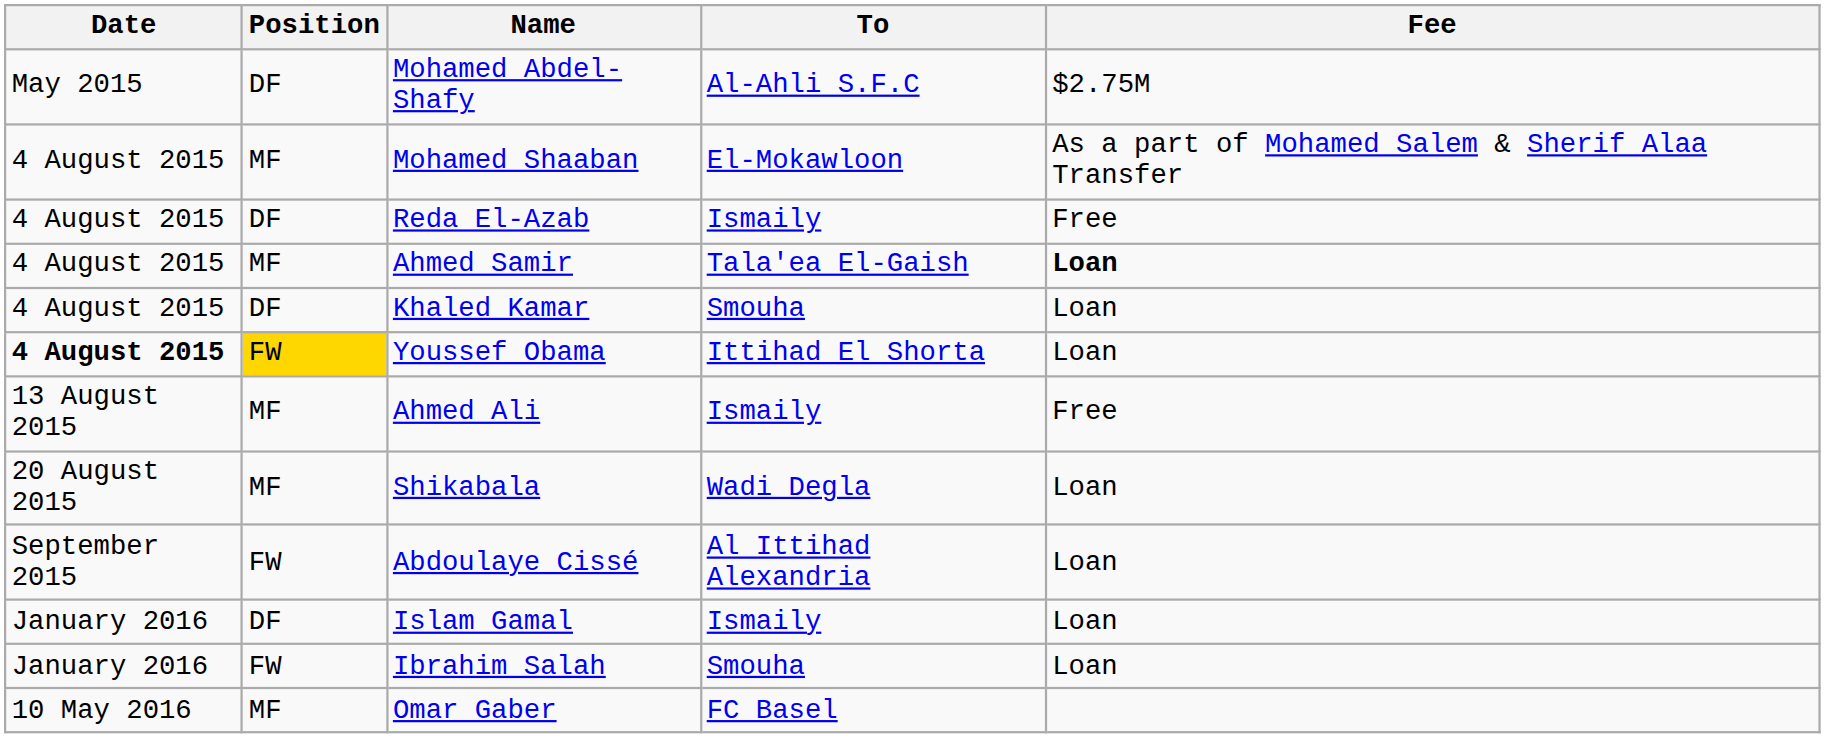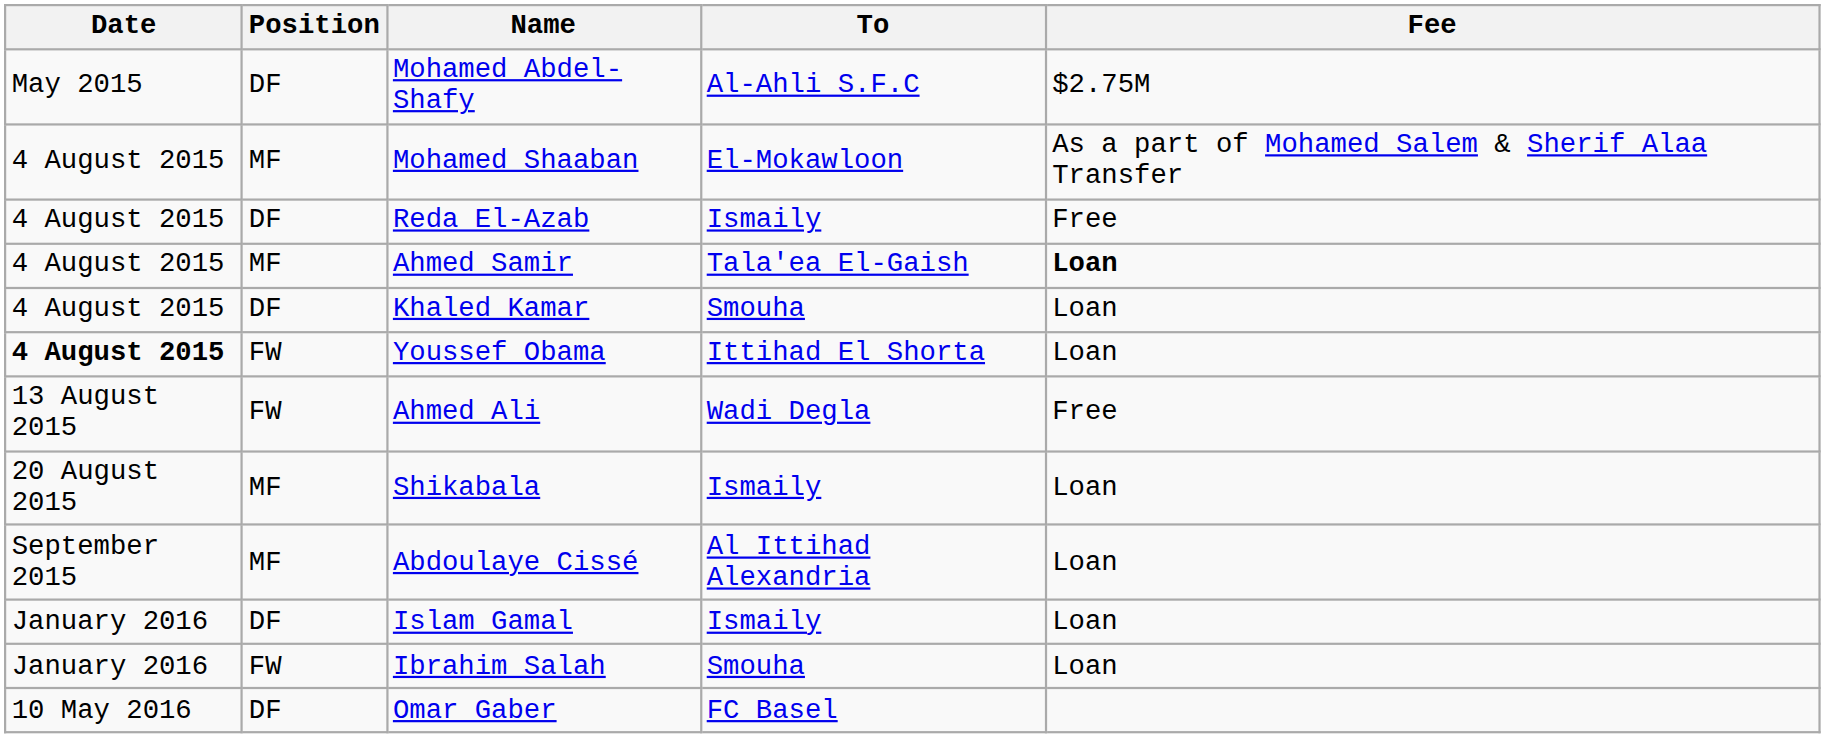(265, 354) gold background -> (265, 354) no background
(265, 413) MF -> (265, 413) FW
(764, 413) Ismaily -> (789, 413) Wadi Degla
(789, 488) Wadi Degla -> (764, 488) Ismaily
(265, 563) FW -> (265, 563) MF
(265, 711) MF -> (265, 711) DF
